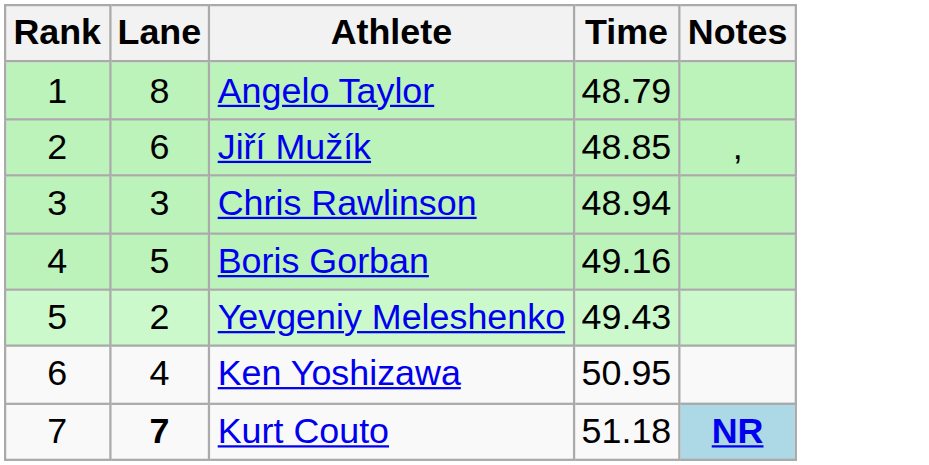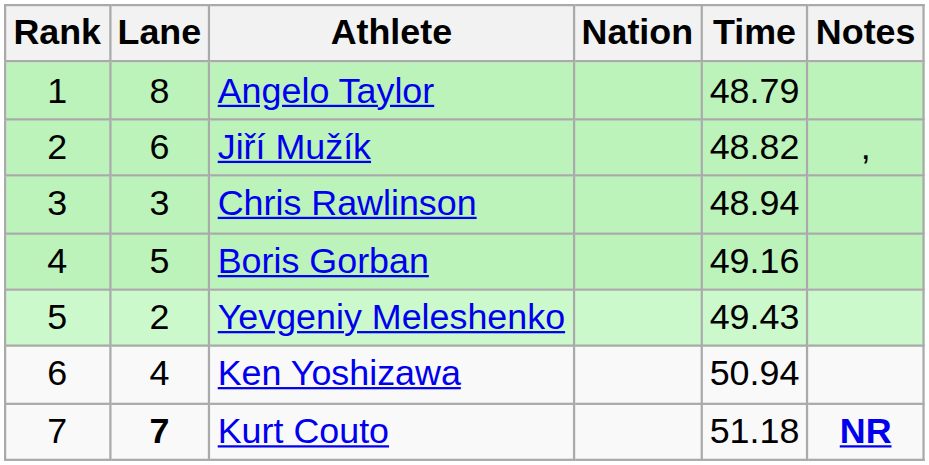+ column: (637, 32)
(626, 146) 48.85 -> (754, 146) 48.82
(626, 373) 50.95 -> (754, 373) 50.94
(738, 430) lightblue background -> (866, 430) no background
